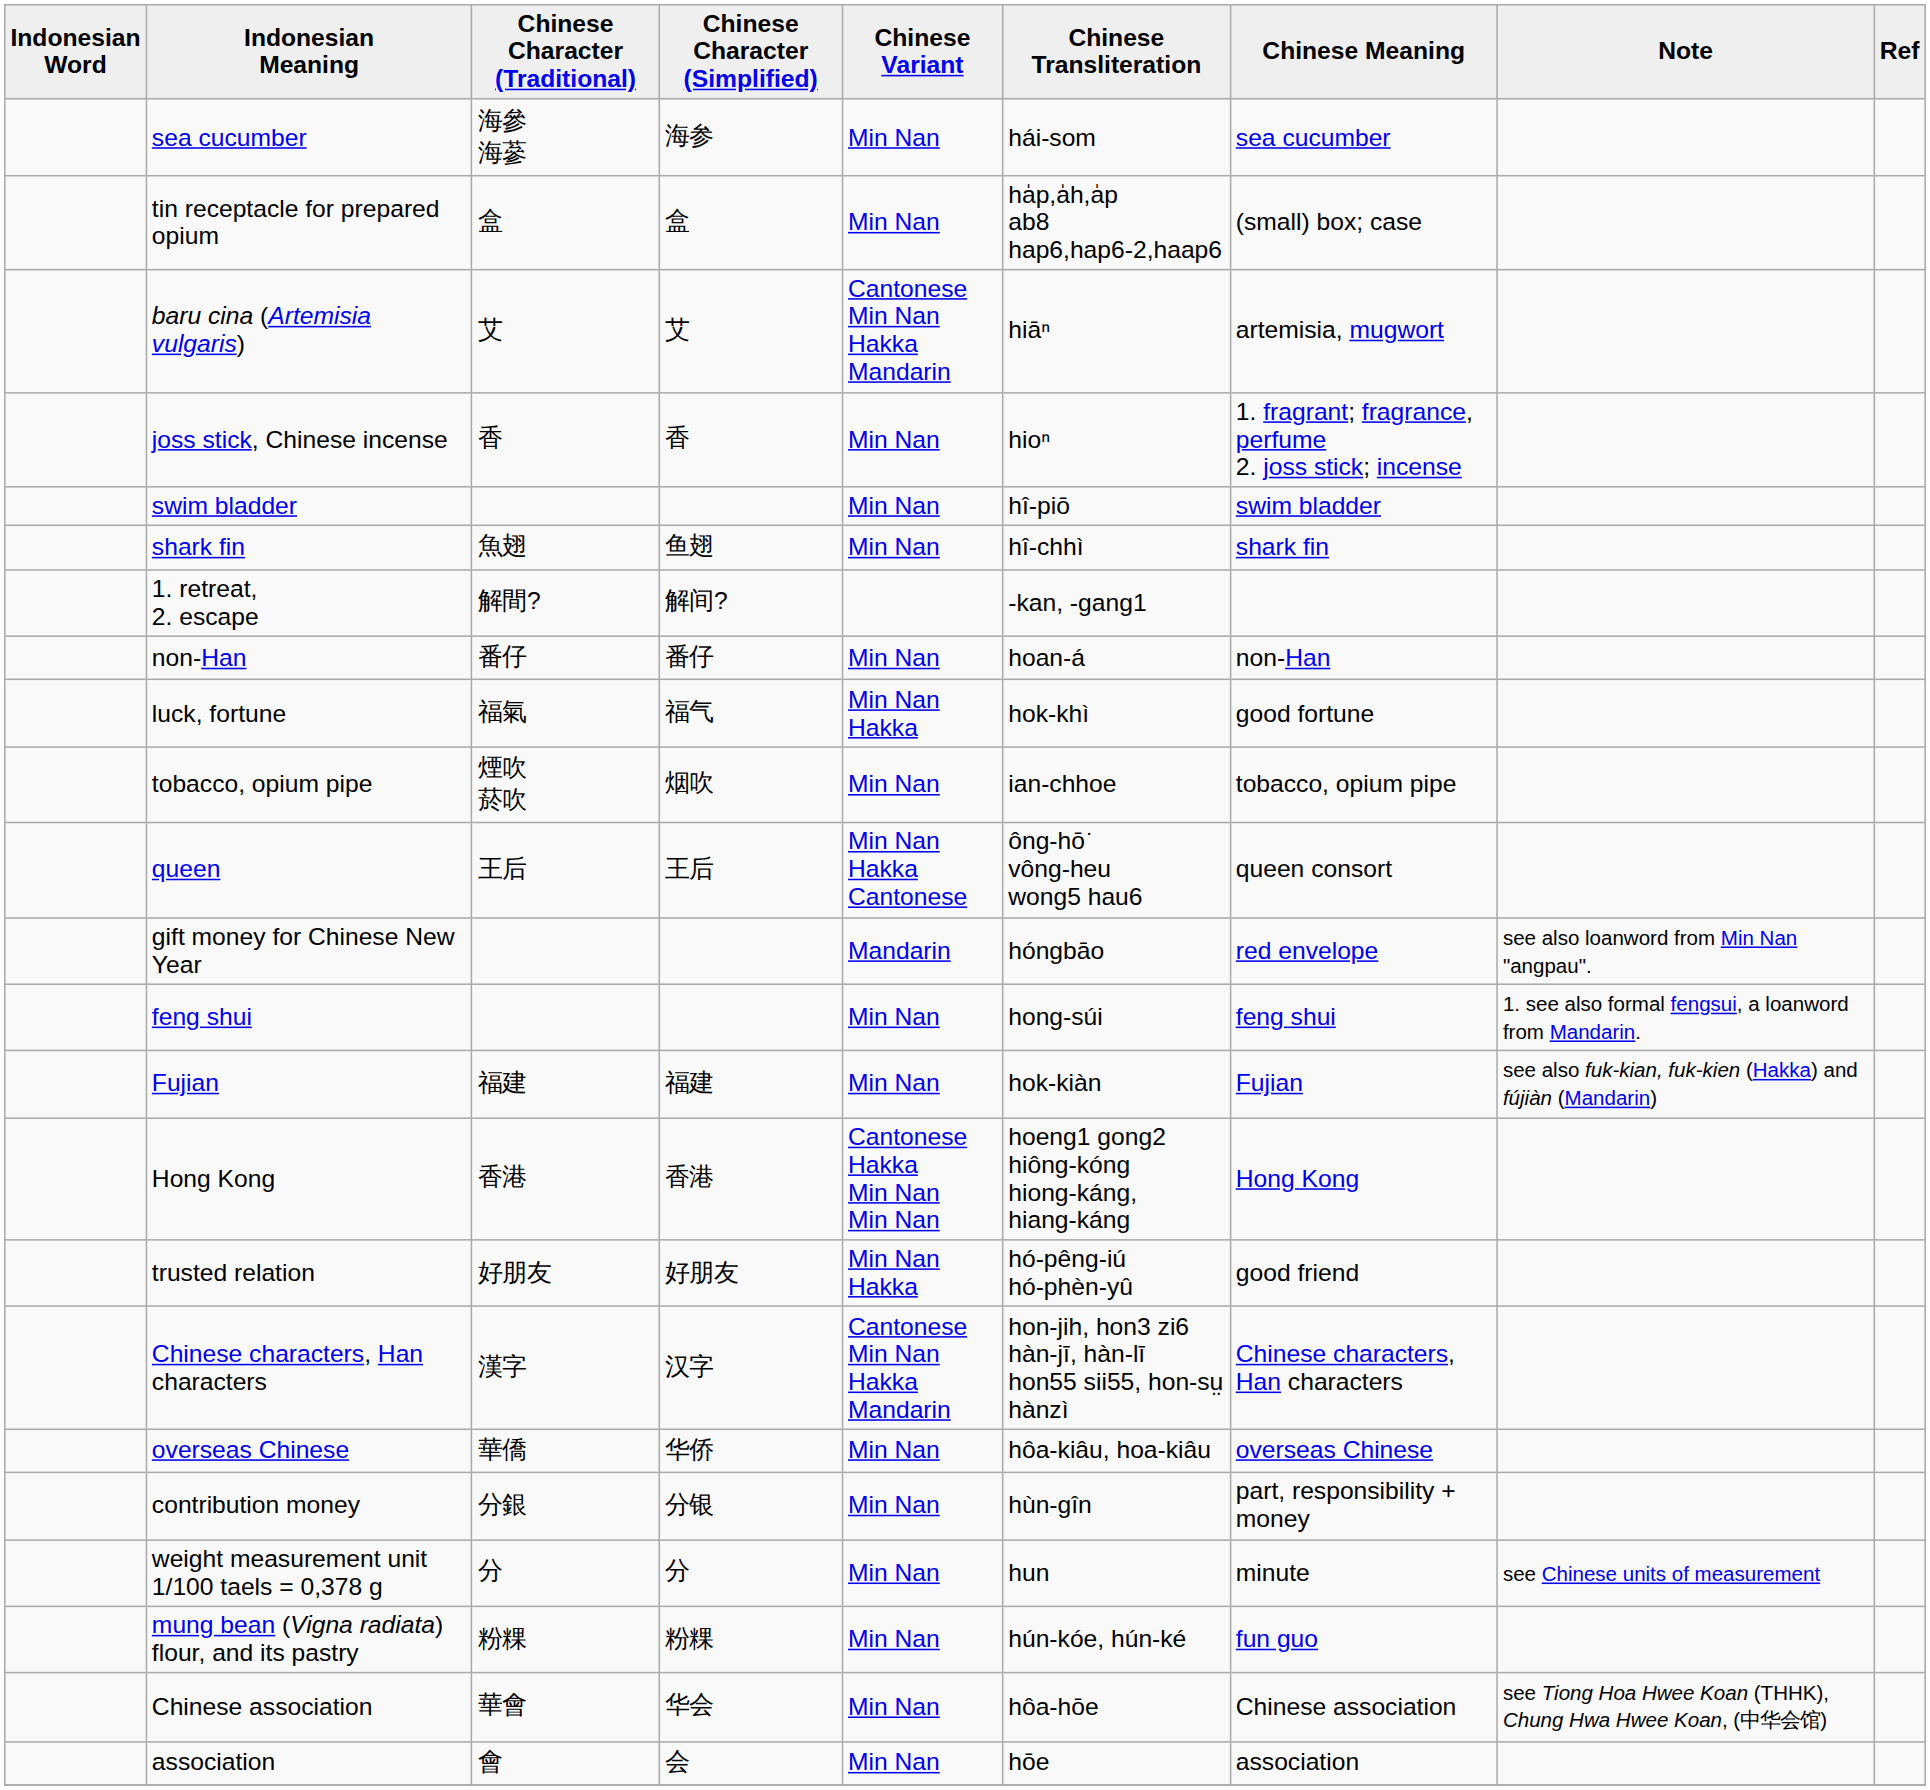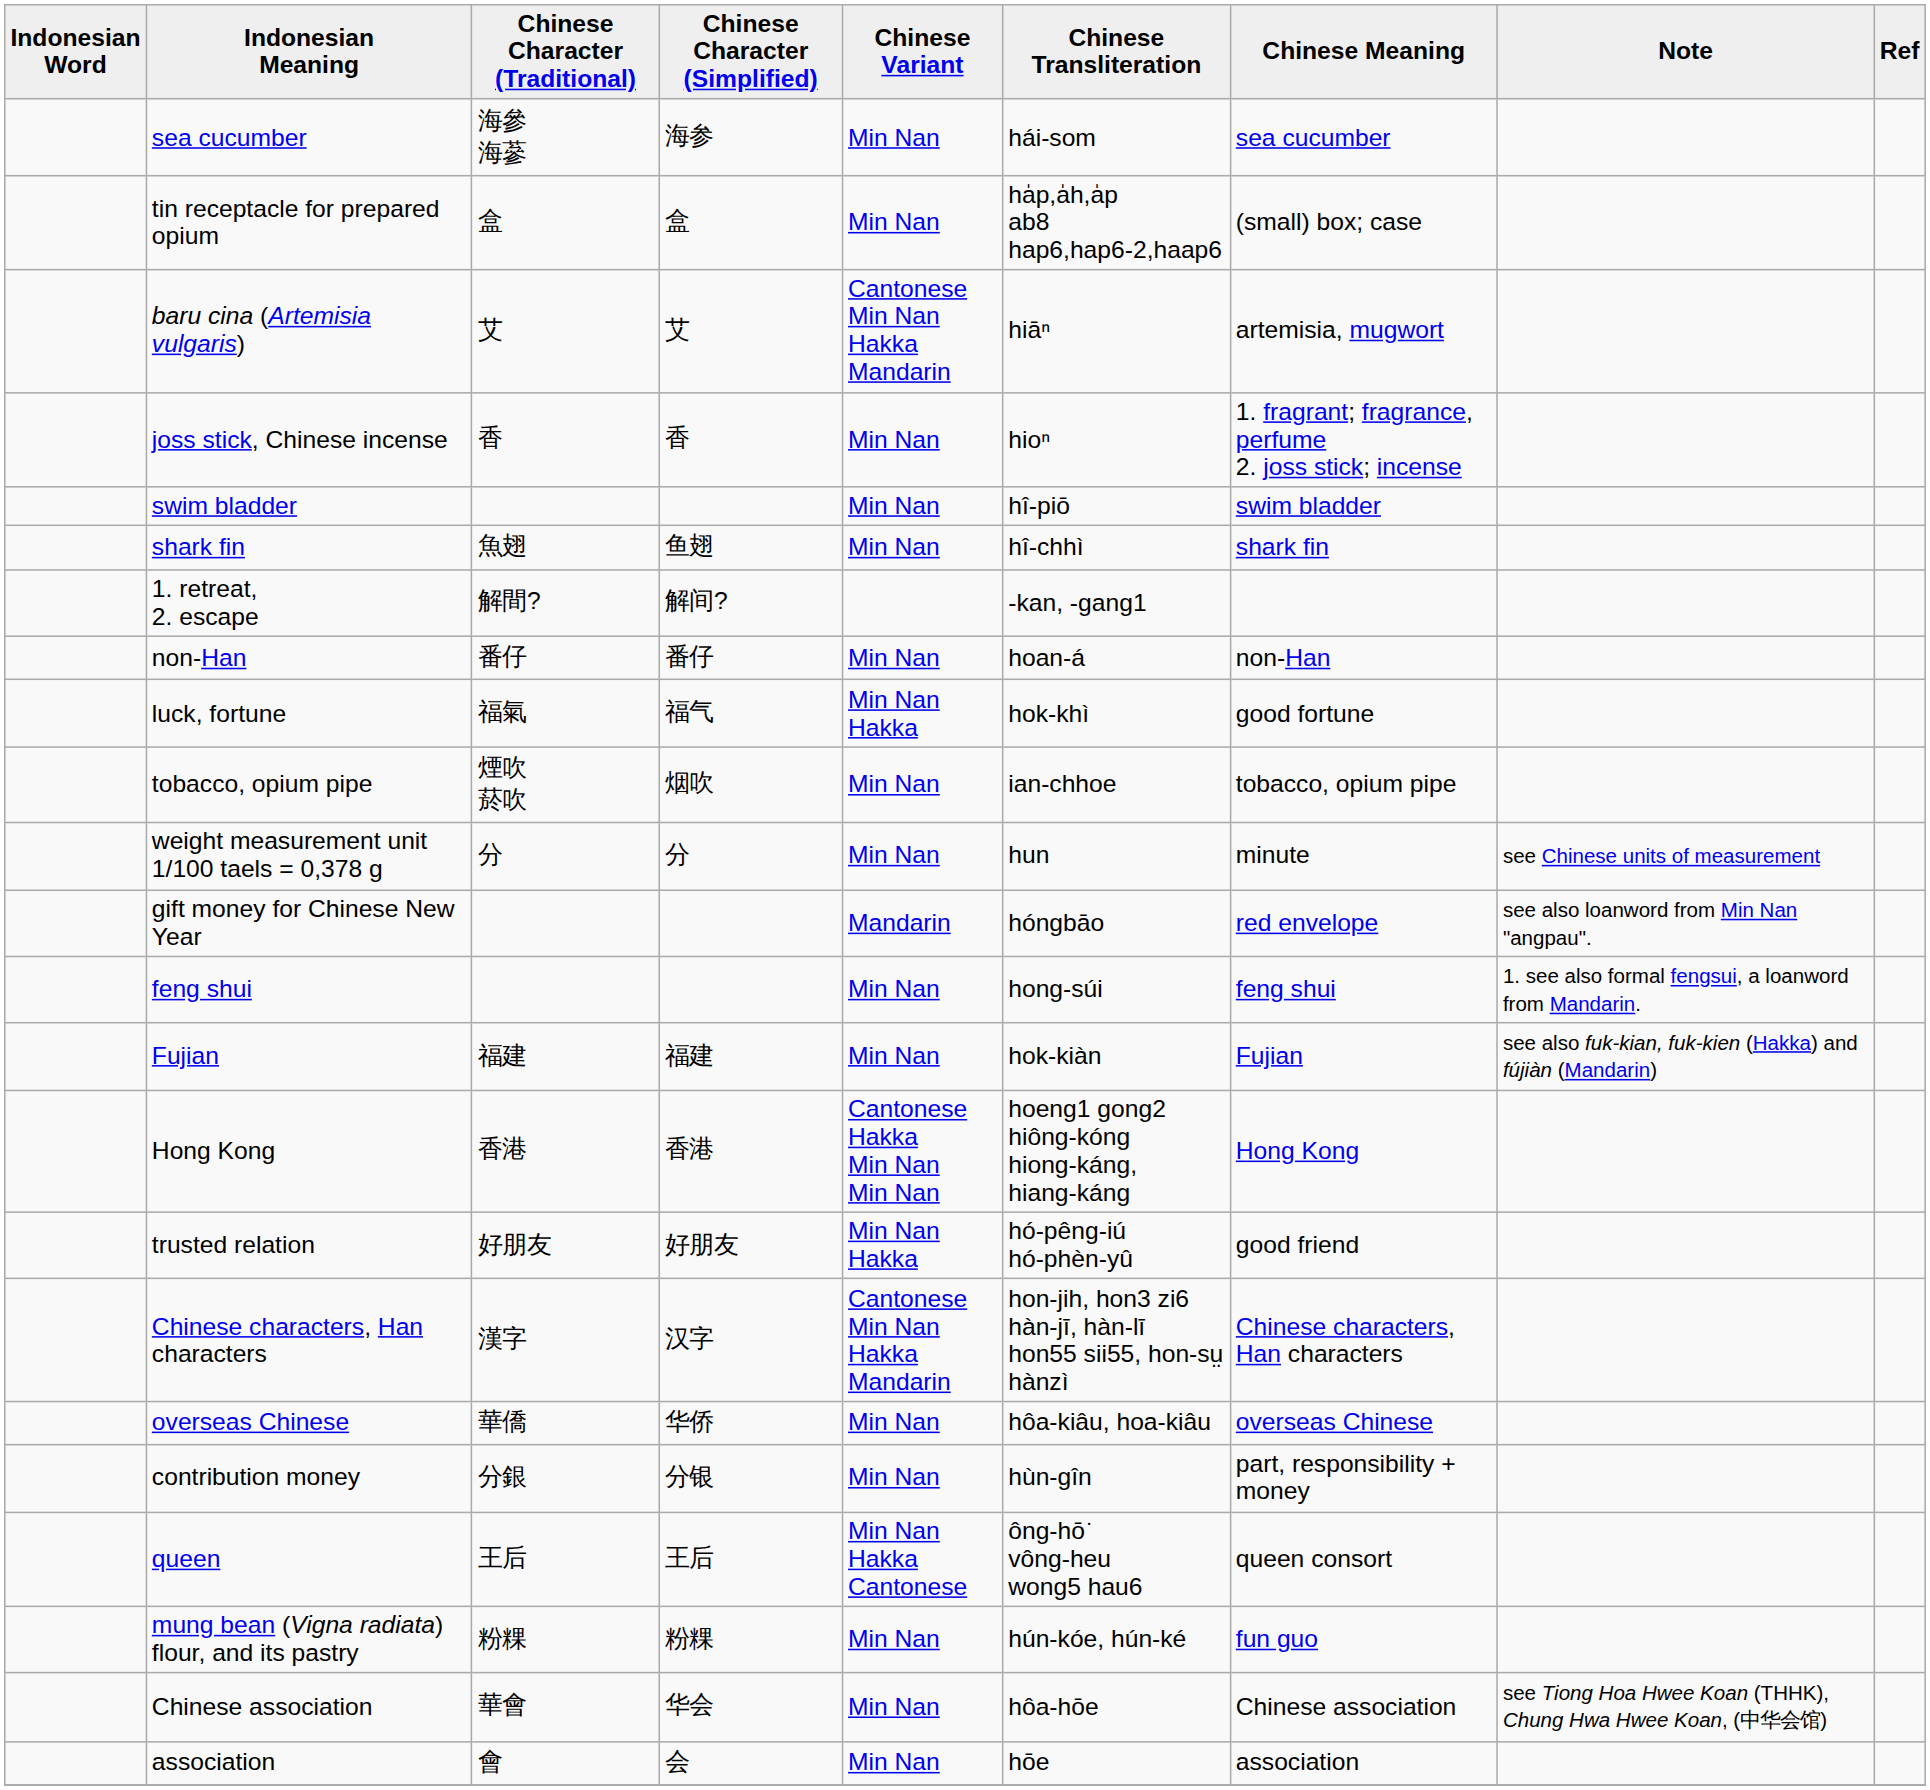rows swapped: (186, 869) <-> (290, 1572)
